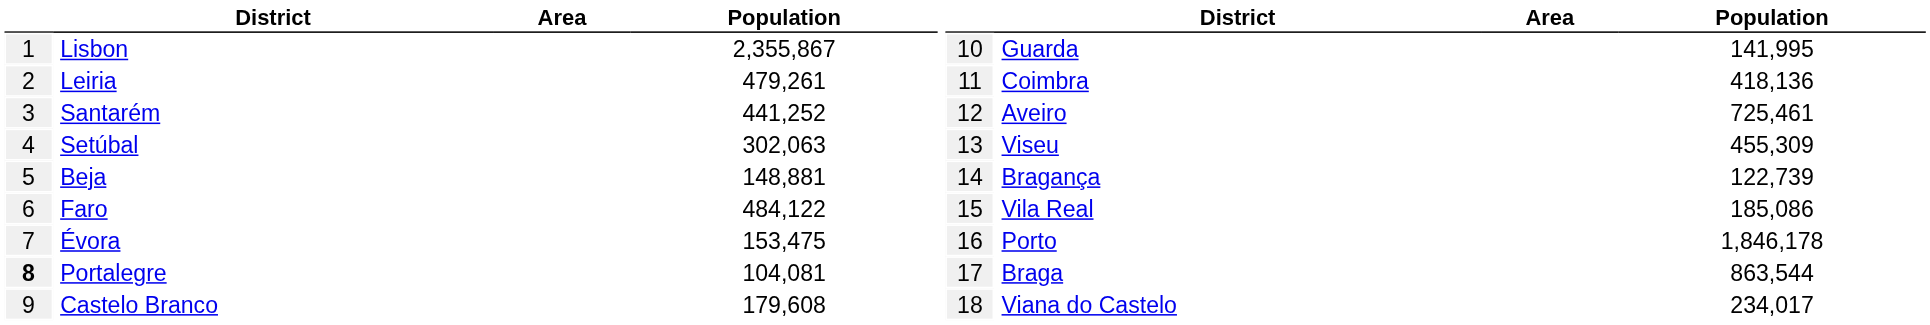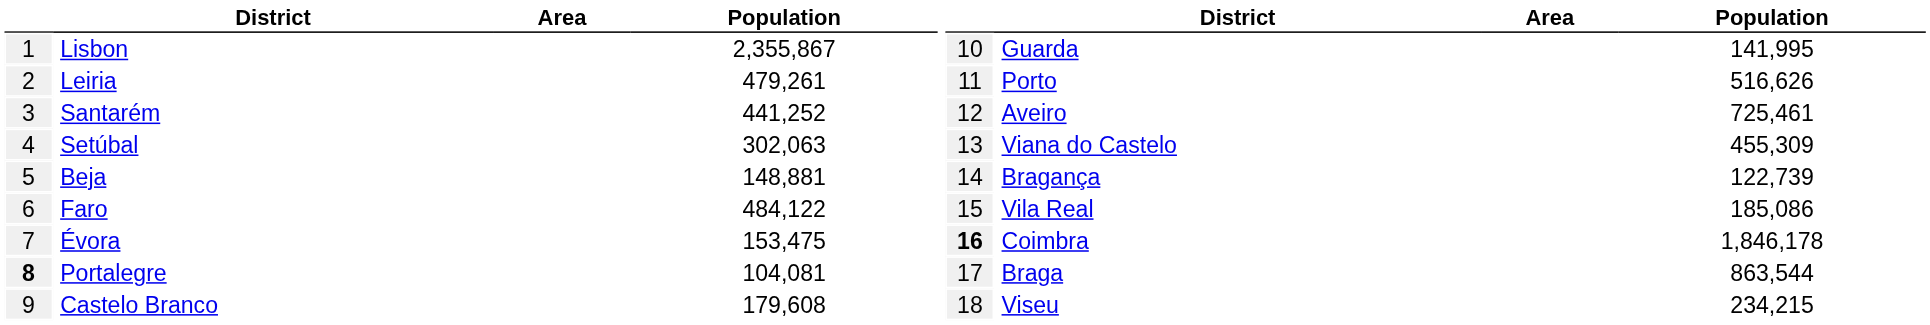(1045, 81) Coimbra -> (1029, 81) Porto
(1772, 81) 418,136 -> (1772, 81) 516,626
(1030, 145) Viseu -> (1089, 145) Viana do Castelo
(970, 240) normal -> (970, 240) bold
(1029, 240) Porto -> (1045, 240) Coimbra
(1089, 304) Viana do Castelo -> (1030, 304) Viseu
(1772, 304) 234,017 -> (1772, 304) 234,215
